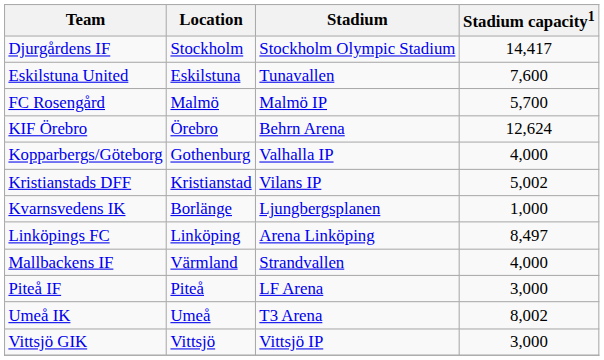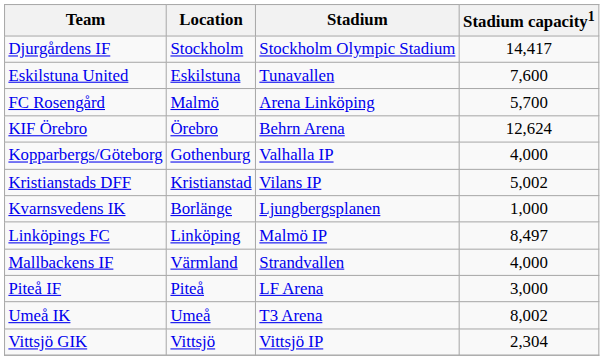(293, 102) Malmö IP -> (317, 102) Arena Linköping
(317, 235) Arena Linköping -> (293, 235) Malmö IP
(529, 342) 3,000 -> (529, 342) 2,304
